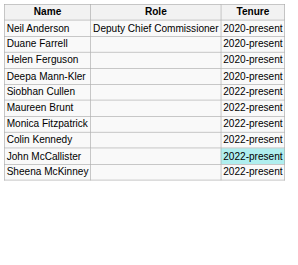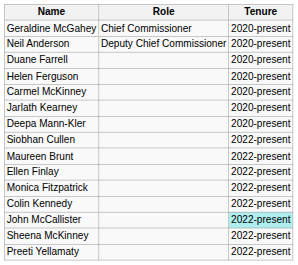+ row: (51, 28)
+ row: (46, 92)
+ row: (42, 108)
+ row: (33, 172)
+ row: (43, 252)
